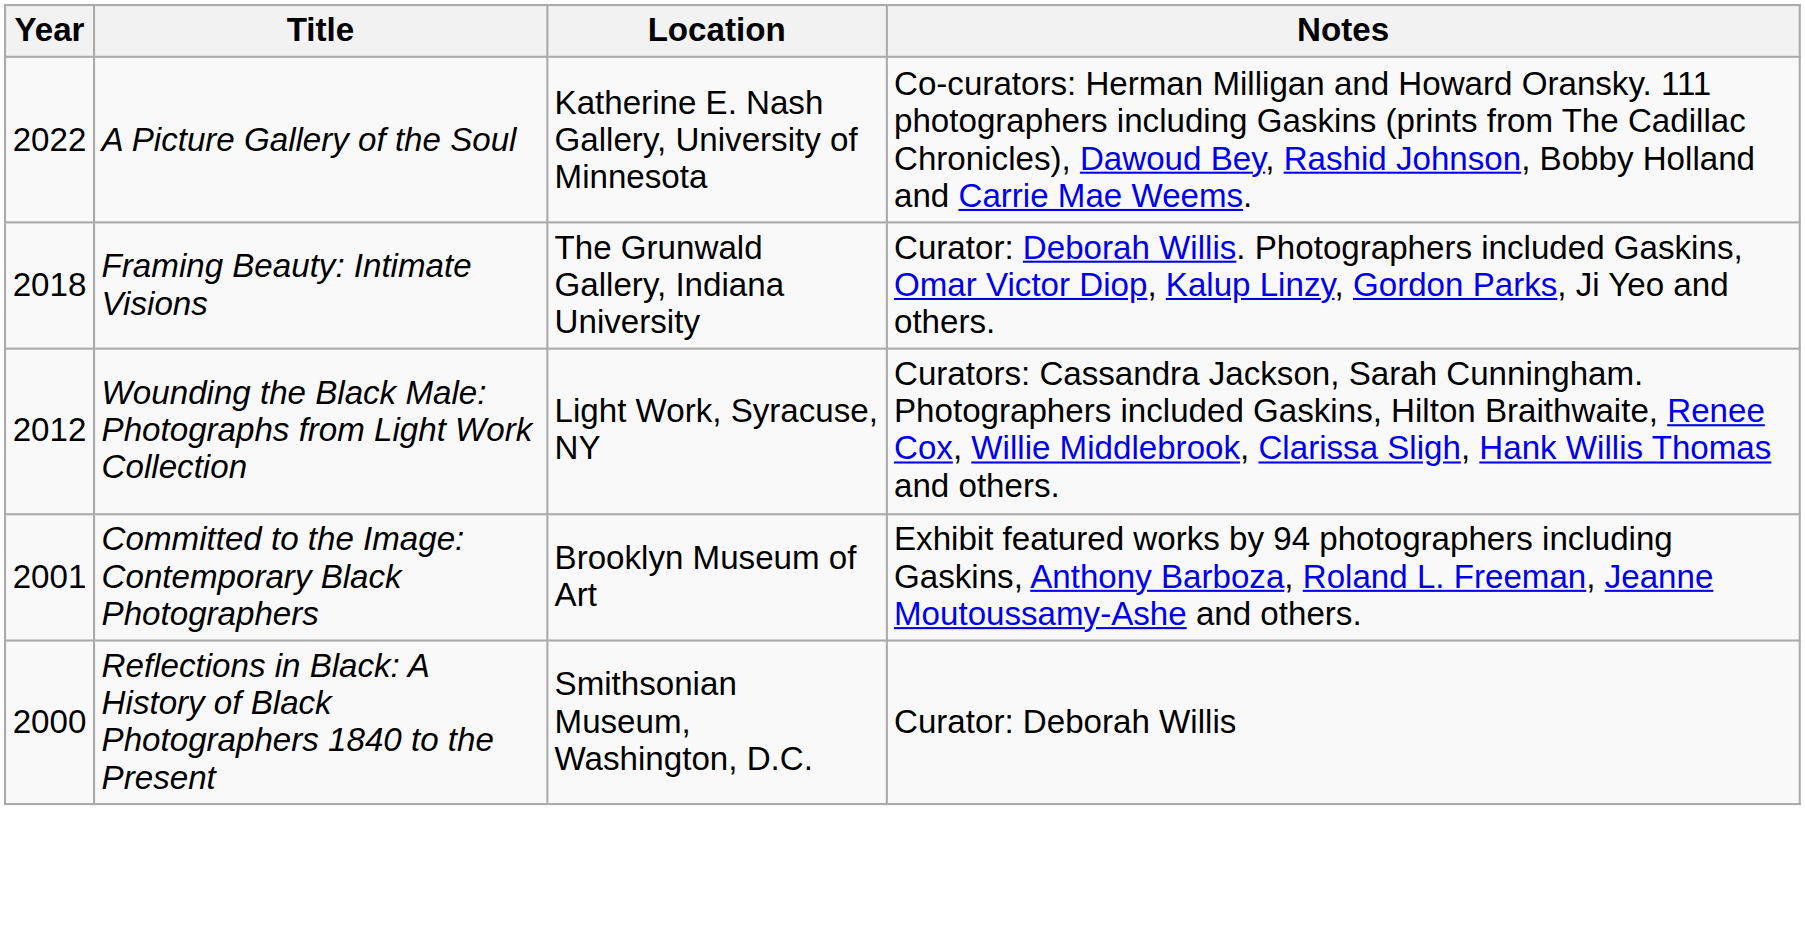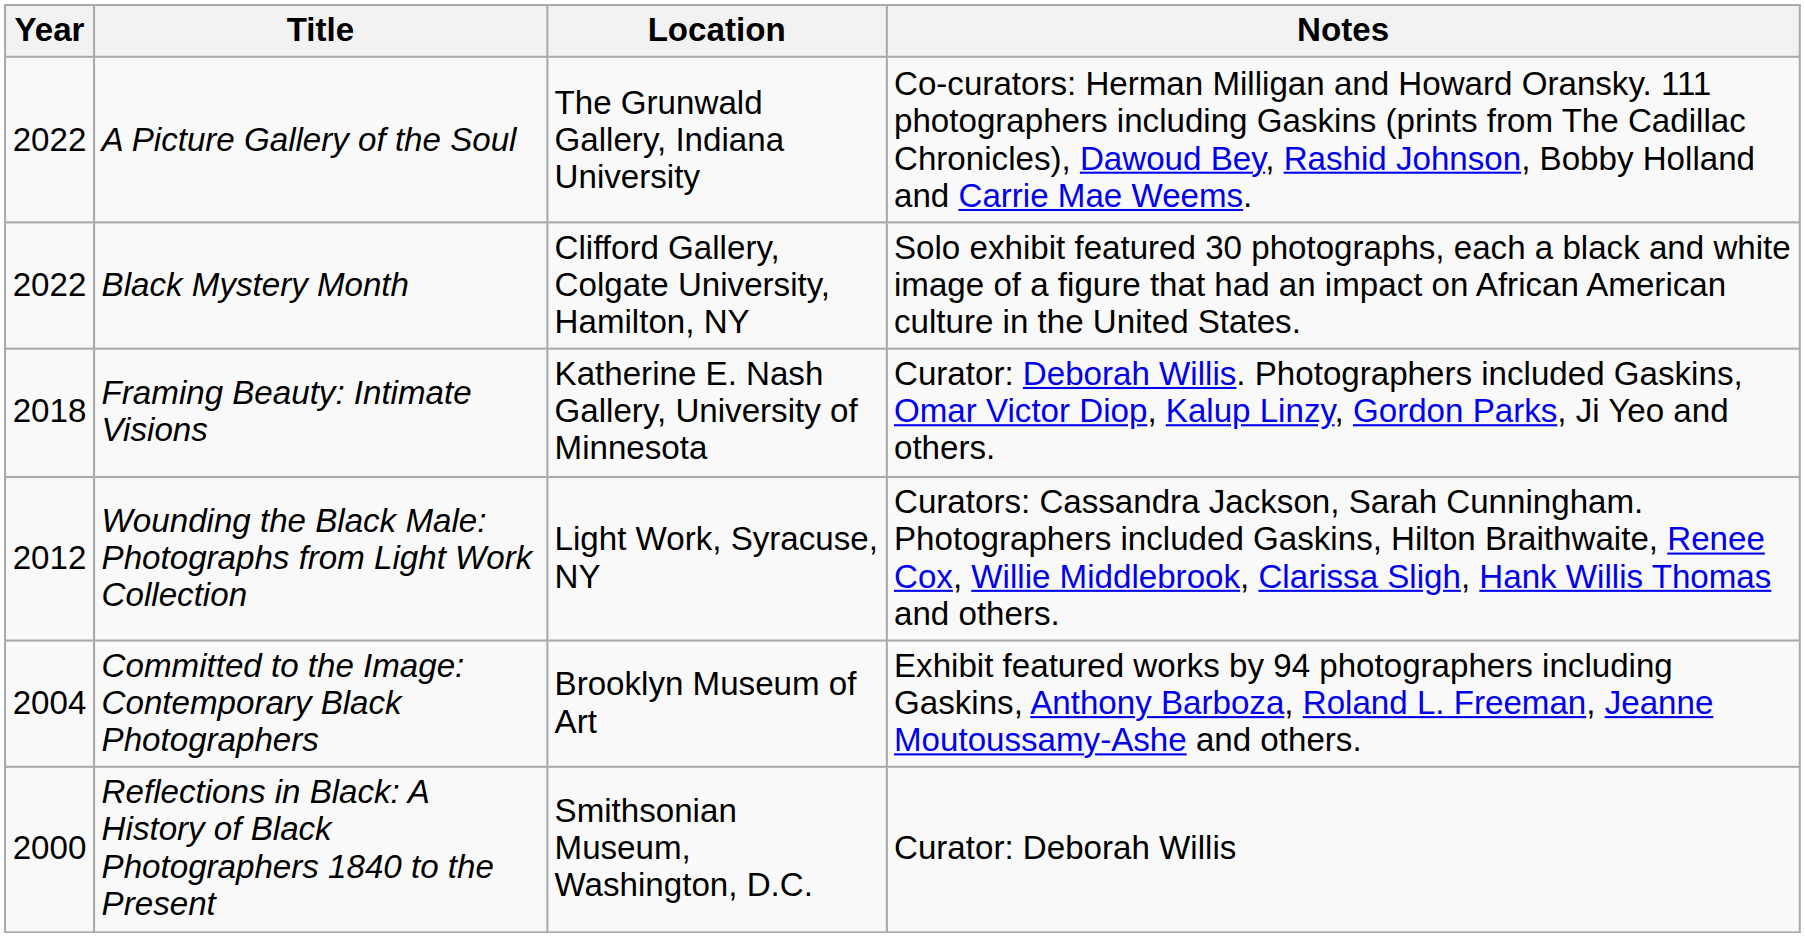(706, 139) Katherine E. Nash Gallery, University of Minnesota -> (669, 139) The Grunwald Gallery, Indiana University
+ row: (255, 284)
(669, 284) The Grunwald Gallery, Indiana University -> (706, 411) Katherine E. Nash Gallery, University of Minnesota
(50, 576) 2001 -> (50, 703) 2004
